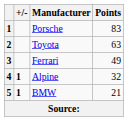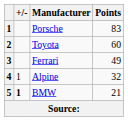(116, 44) 63 -> (116, 44) 60
(18, 76) bold -> (18, 76) normal
